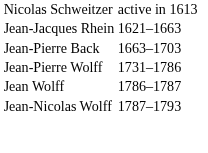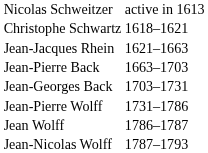+ row: (62, 28)
+ row: (58, 87)
